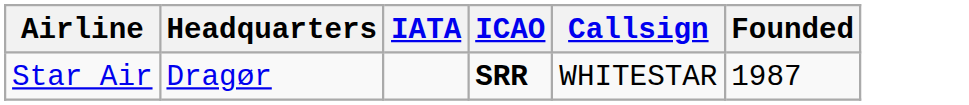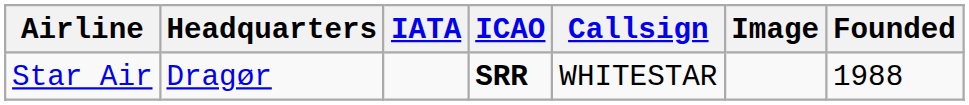+ column: (775, 29)
(766, 77) 1987 -> (868, 77) 1988
